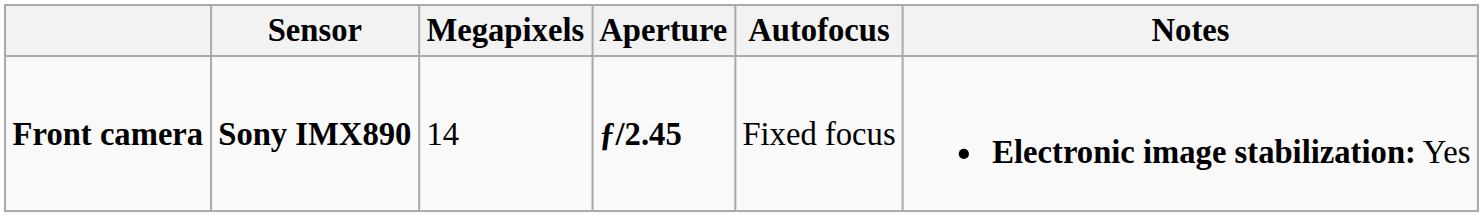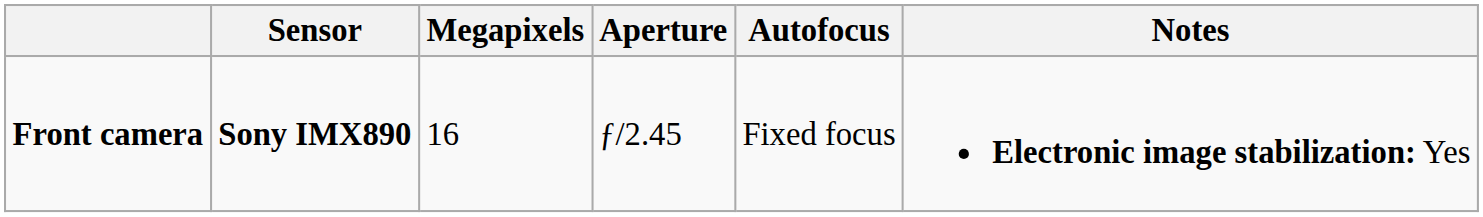(443, 133) 14 -> (443, 133) 16
(640, 133) bold -> (640, 133) normal
